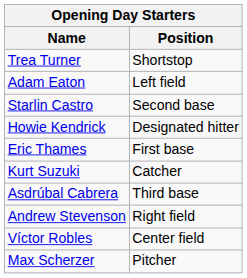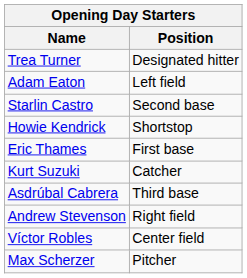(163, 60) Shortstop -> (186, 60) Designated hitter
(186, 127) Designated hitter -> (163, 127) Shortstop
